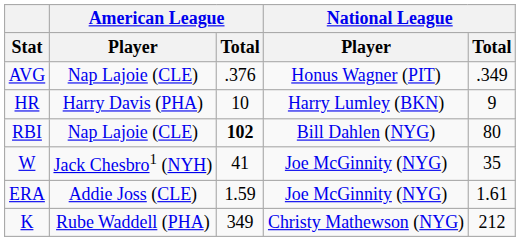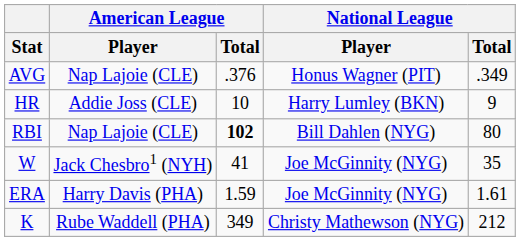(133, 103) Harry Davis (PHA) -> (133, 103) Addie Joss (CLE)
(133, 194) Addie Joss (CLE) -> (133, 194) Harry Davis (PHA)
